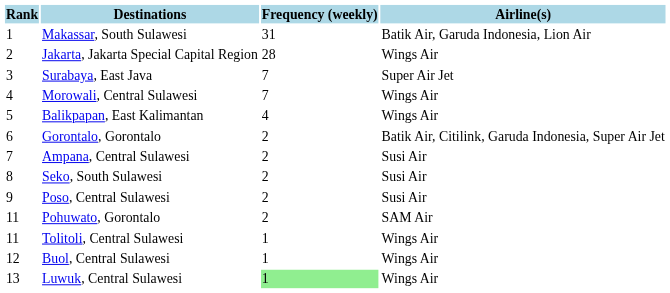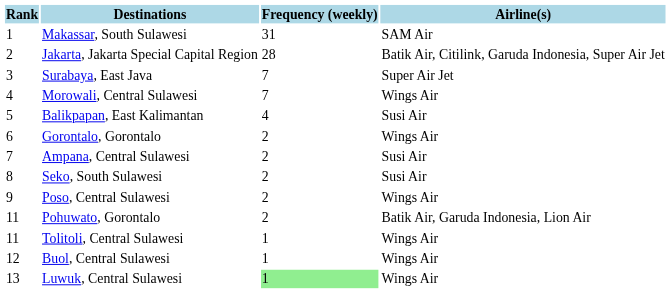(486, 34) Batik Air, Garuda Indonesia, Lion Air -> (407, 34) SAM Air
(410, 54) Wings Air -> (523, 54) Batik Air, Citilink, Garuda Indonesia, Super Air Jet
(410, 116) Wings Air -> (404, 116) Susi Air
(523, 136) Batik Air, Citilink, Garuda Indonesia, Super Air Jet -> (410, 136) Wings Air
(404, 197) Susi Air -> (410, 197) Wings Air
(407, 217) SAM Air -> (486, 217) Batik Air, Garuda Indonesia, Lion Air
